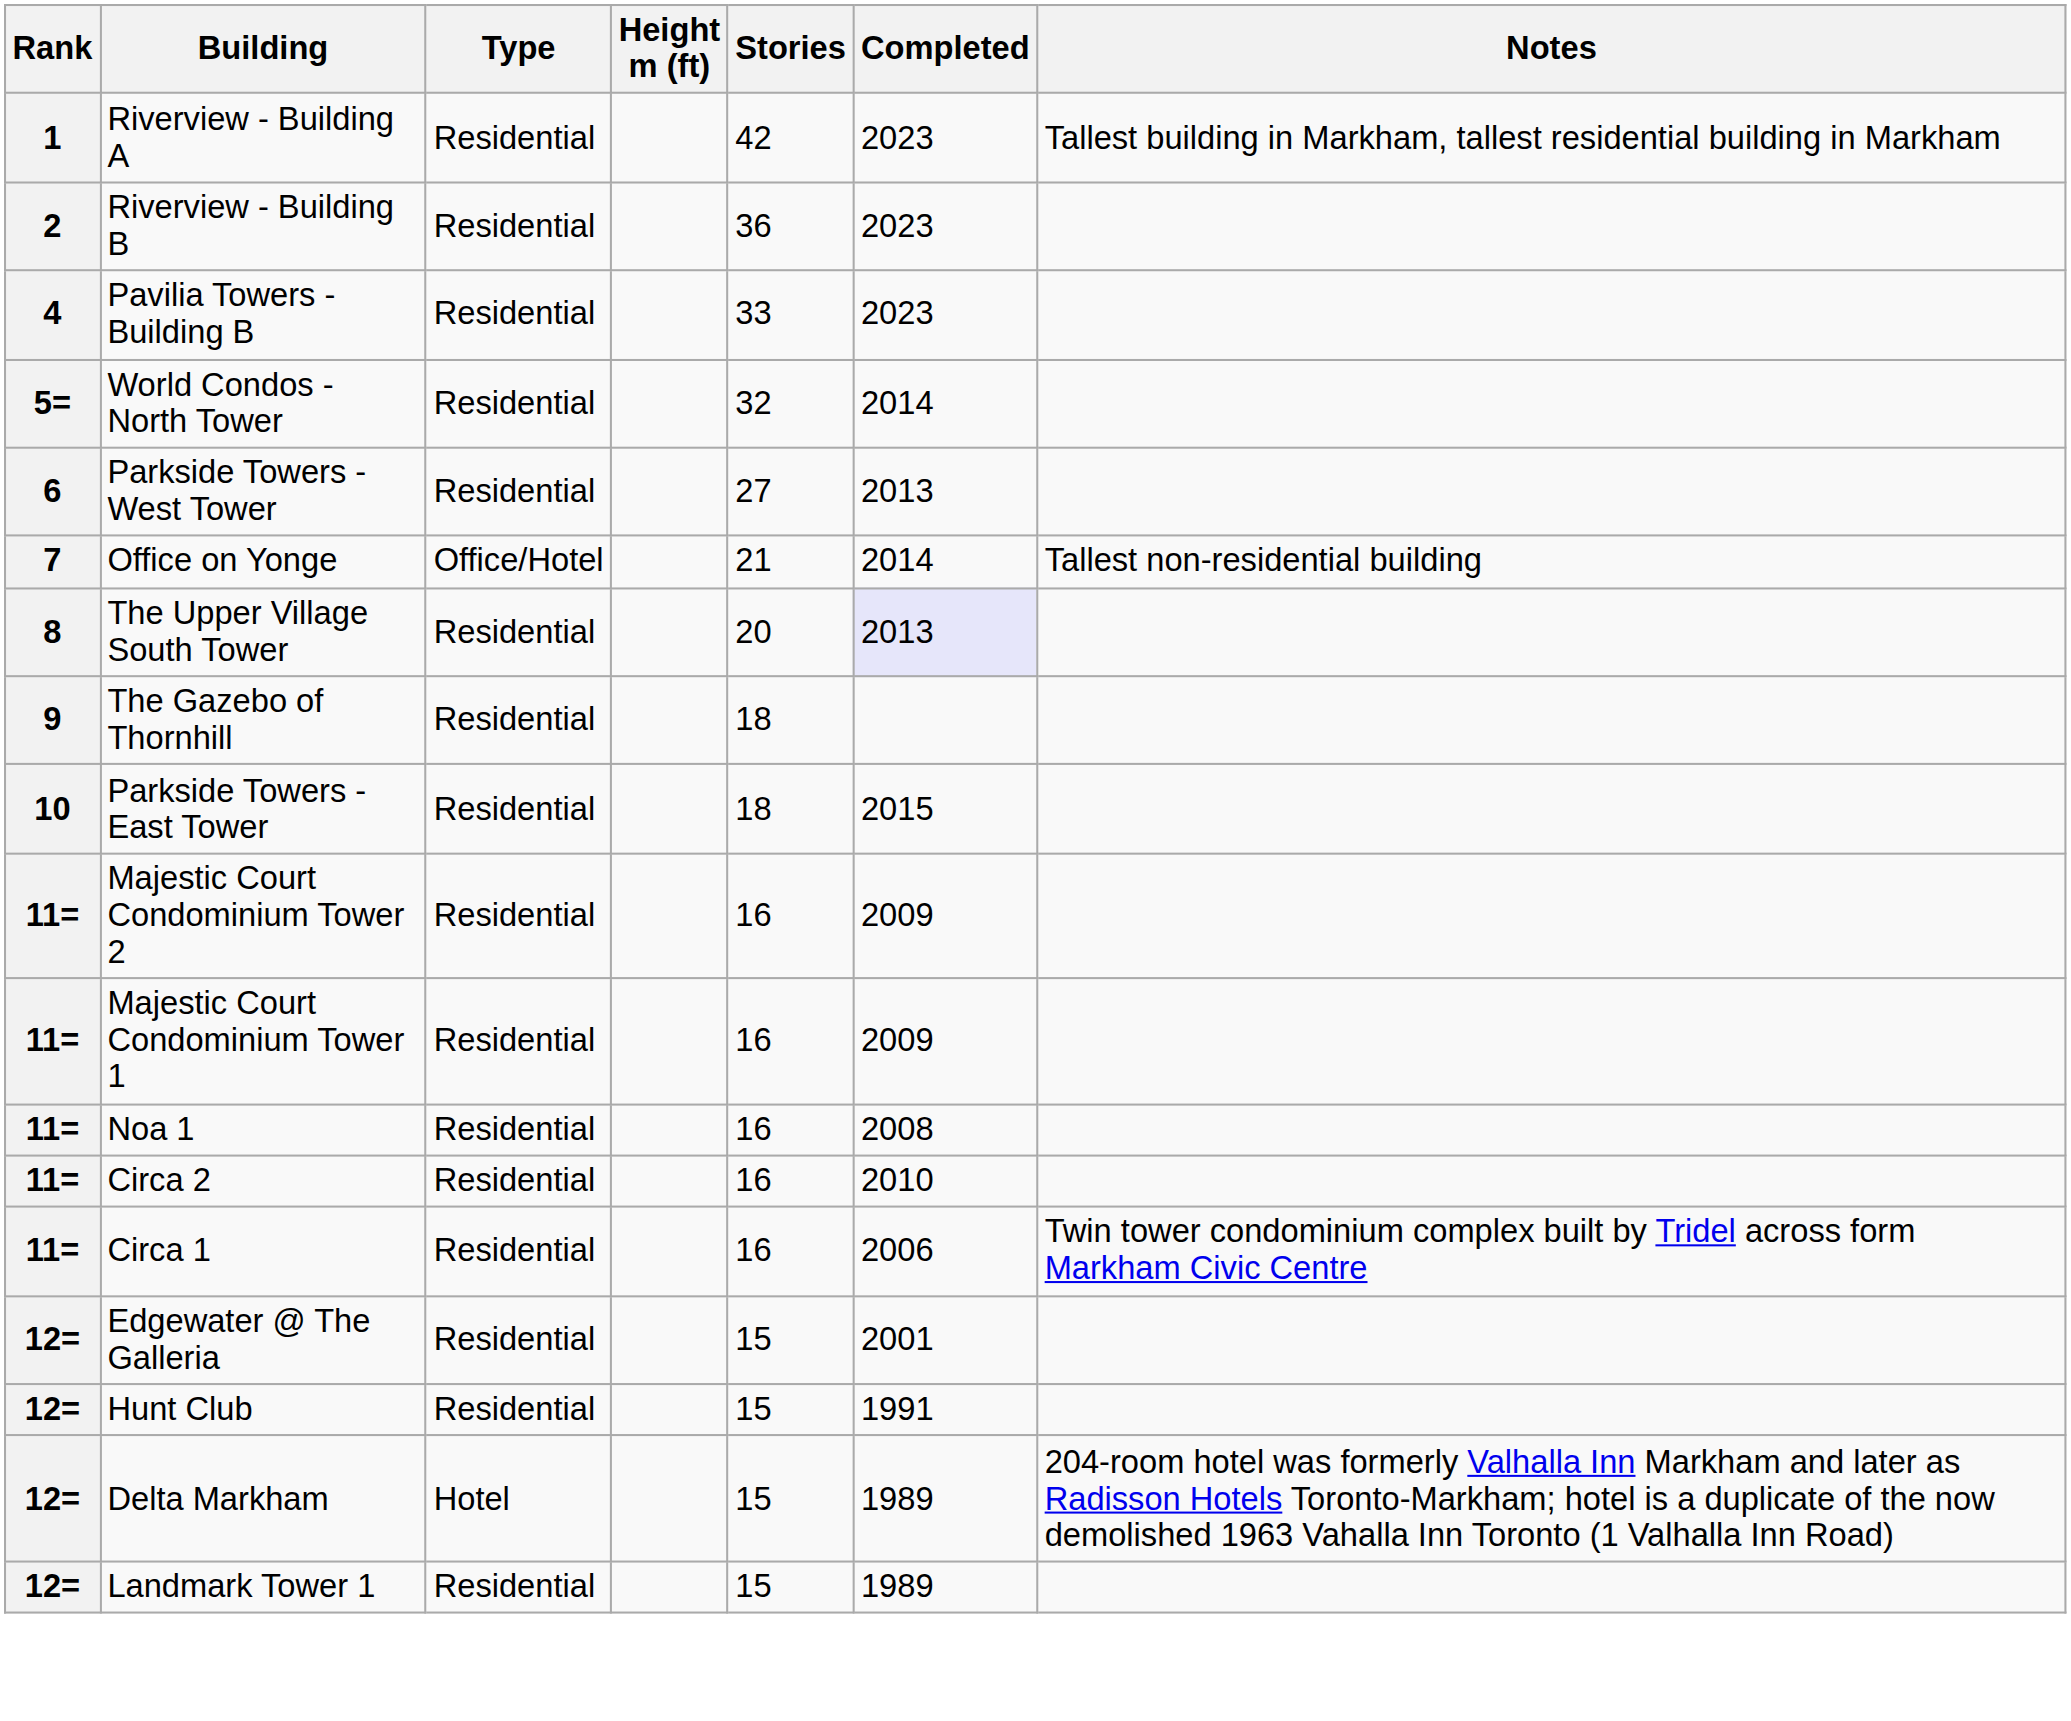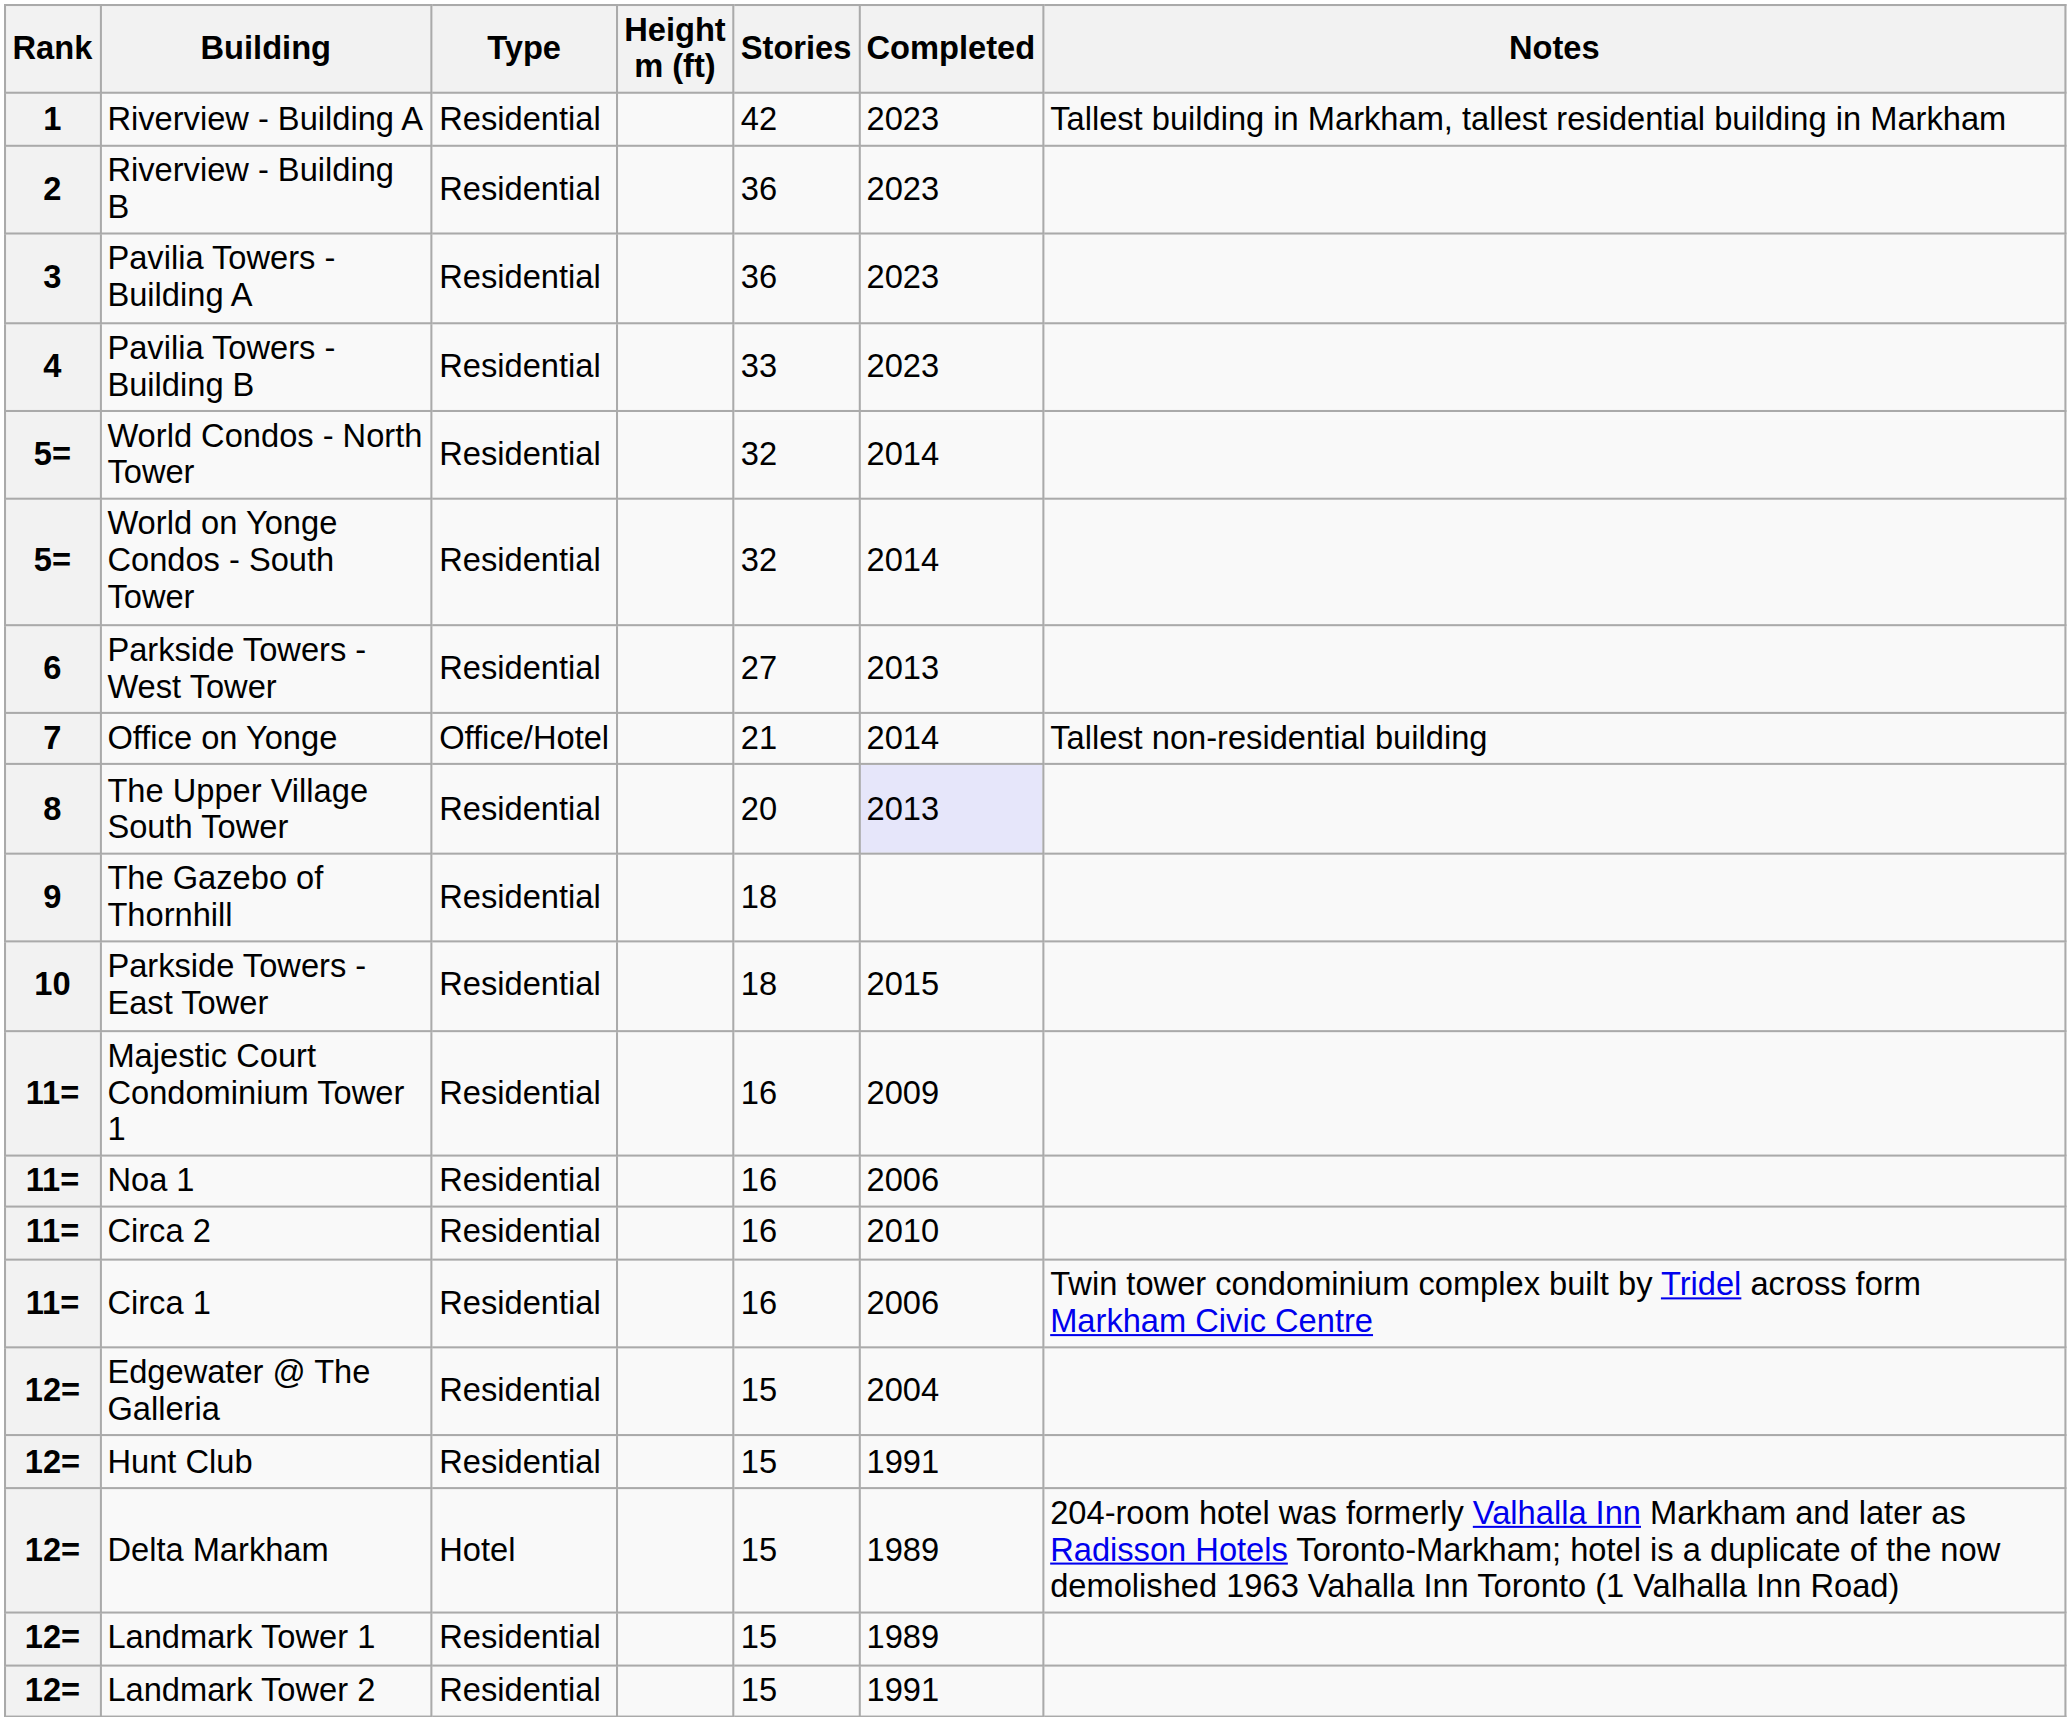+ row: (221, 277)
+ row: (222, 561)
- row: (256, 915)
(897, 1128) 2008 -> (903, 1180) 2006
(897, 1339) 2001 -> (903, 1391) 2004
+ row: (241, 1689)
